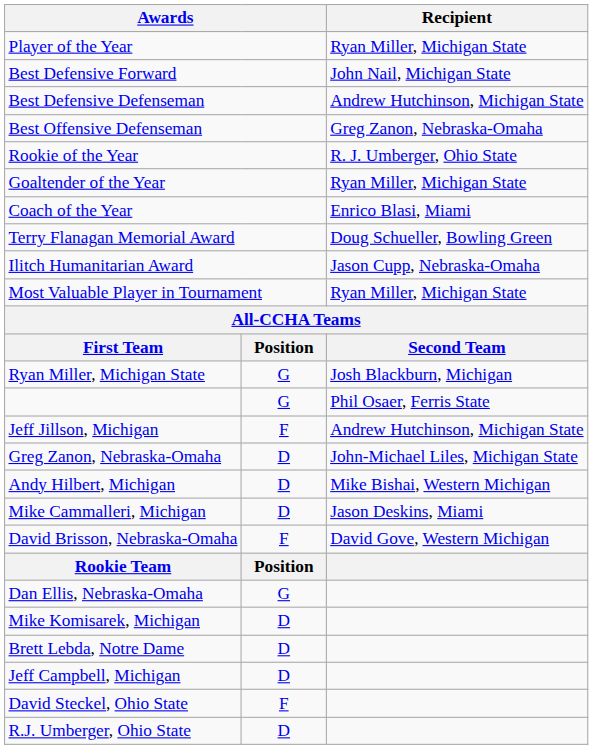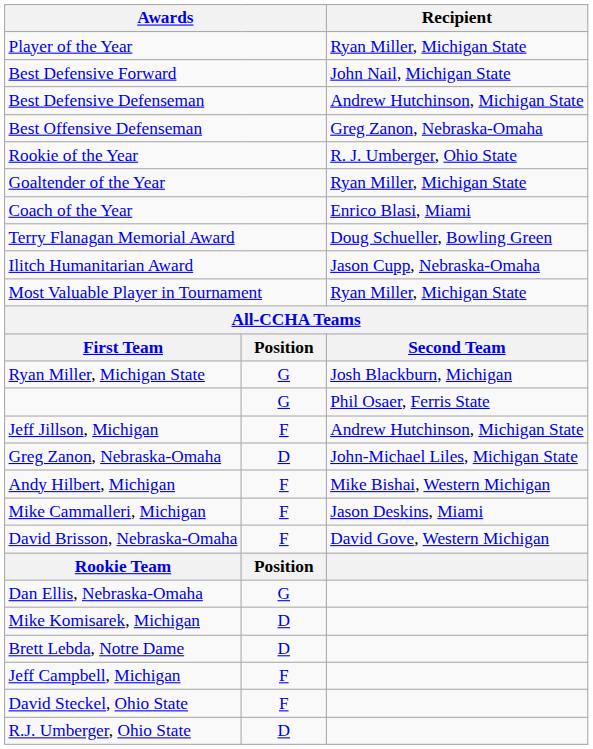(284, 484) D -> (284, 484) F
(284, 511) D -> (284, 511) F
(284, 675) D -> (284, 675) F
